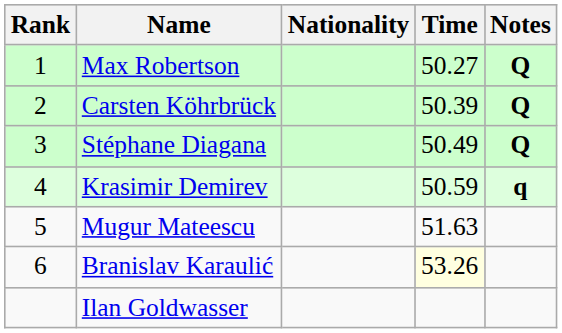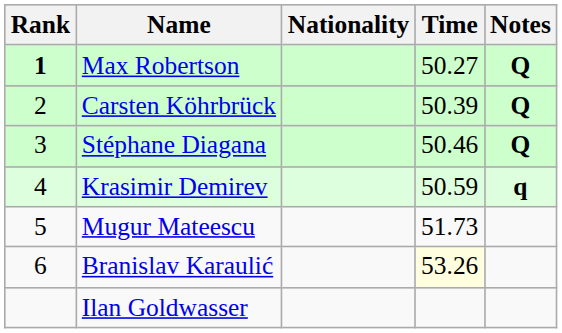(40, 65) normal -> (40, 65) bold
(450, 145) 50.49 -> (450, 145) 50.46
(450, 226) 51.63 -> (450, 226) 51.73
